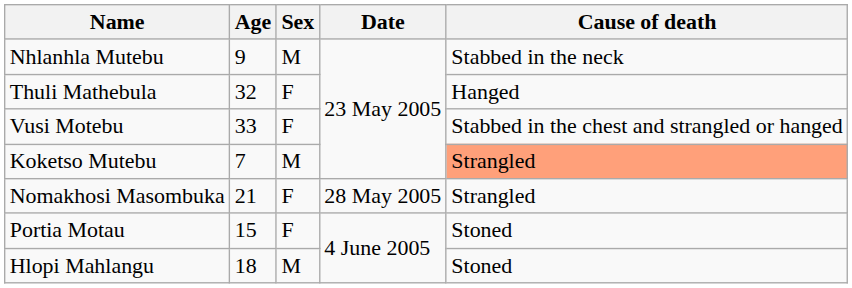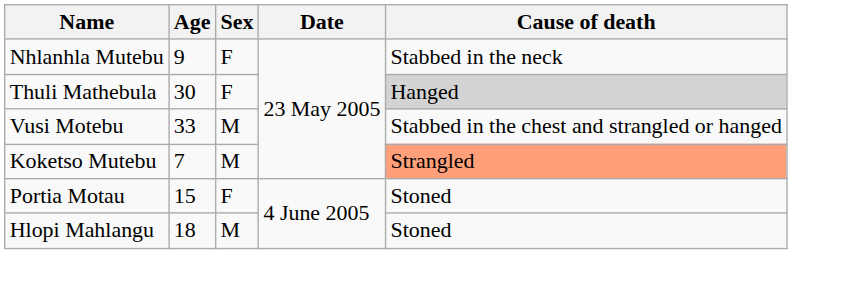(291, 56) M -> (227, 56) F
(246, 91) 32 -> (185, 91) 30
(485, 91) no background -> (425, 91) lightgrey background
(287, 126) F -> (230, 126) M
- row: (117, 195)
